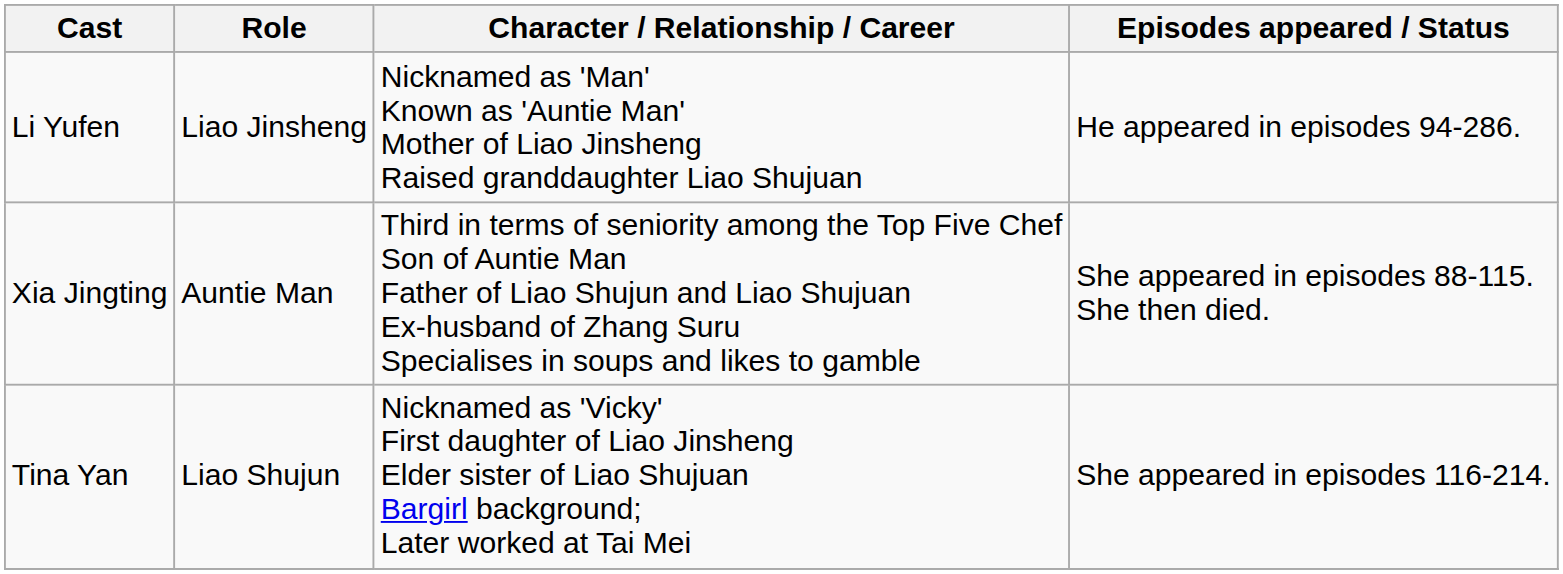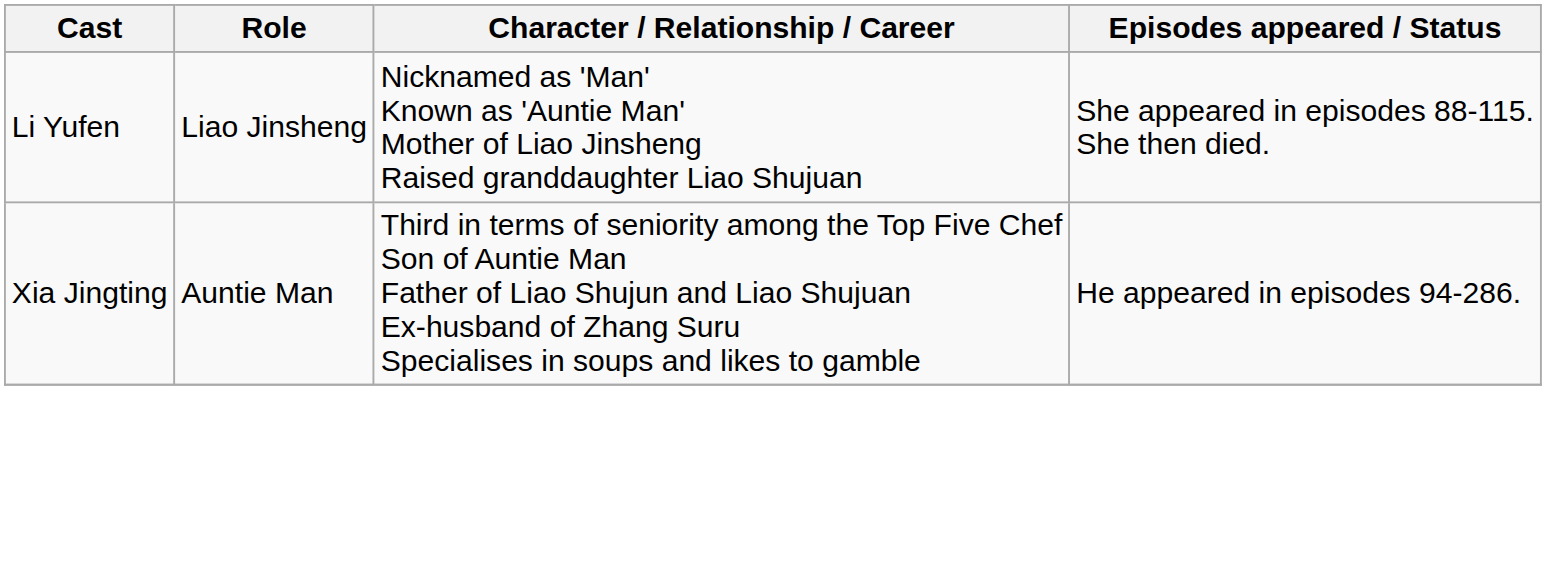(1299, 126) He appeared in episodes 94-286. -> (1305, 126) She appeared in episodes 88-115. She then died.
(1305, 292) She appeared in episodes 88-115. She then died. -> (1299, 292) He appeared in episodes 94-286.
- row: (70, 476)
